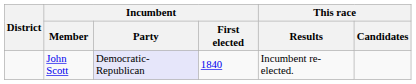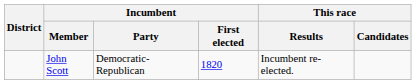(123, 65) lavender background -> (123, 65) no background
(211, 65) 1840 -> (211, 65) 1820
